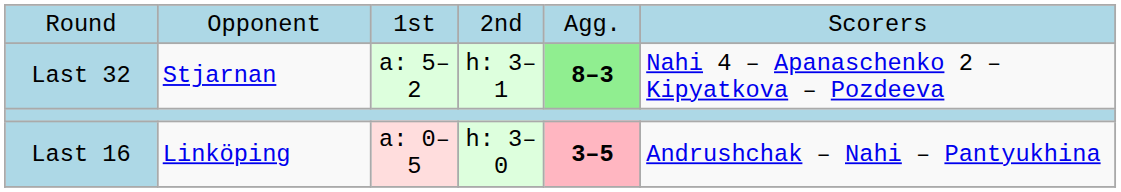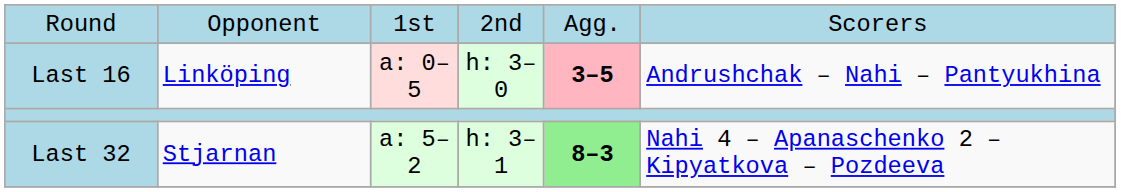rows swapped: (81, 76) <-> (81, 154)
